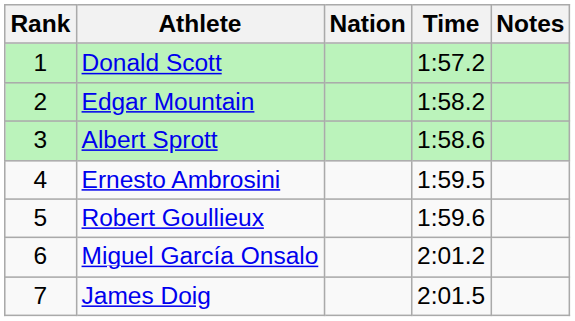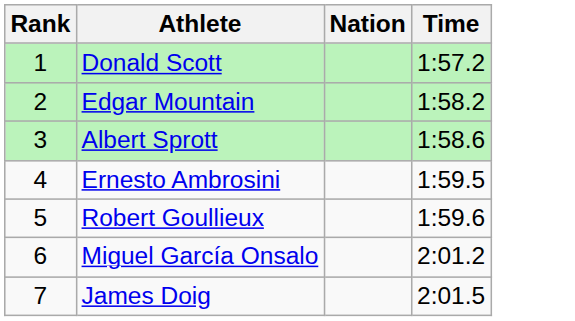- column: (530, 23)
